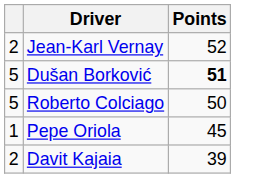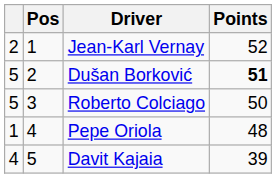+ column: (43, 19)
(217, 131) 45 -> (258, 131) 48
(14, 160) 2 -> (14, 160) 4
